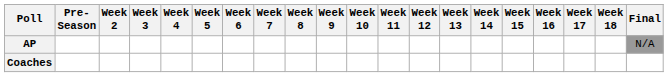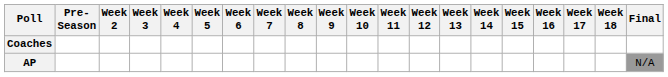rows swapped: (30, 44) <-> (30, 62)
